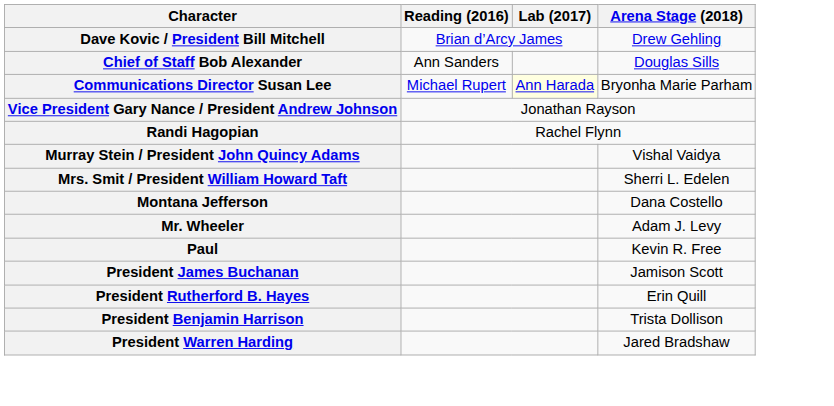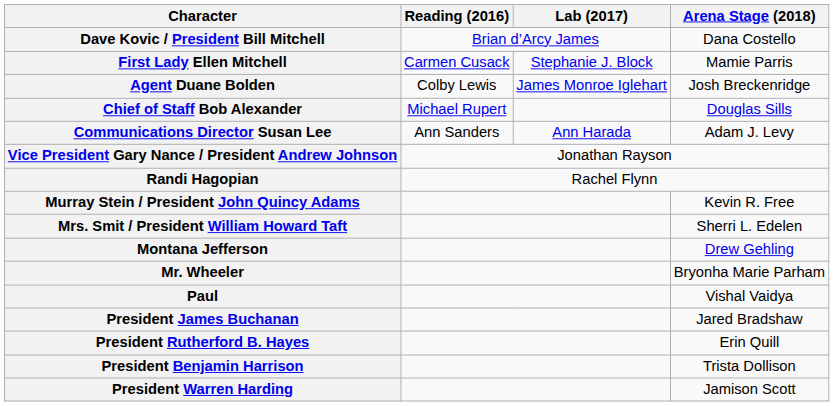(677, 39) Drew Gehling -> (749, 39) Dana Costello
+ row: (203, 62)
+ row: (203, 86)
(456, 62) Ann Sanders -> (457, 109) Michael Rupert
(456, 86) Michael Rupert -> (457, 132) Ann Sanders
(555, 86) lightyellow background -> (592, 132) no background
(677, 86) Bryonha Marie Parham -> (749, 132) Adam J. Levy
(677, 156) Vishal Vaidya -> (749, 202) Kevin R. Free
(677, 202) Dana Costello -> (749, 249) Drew Gehling
(677, 226) Adam J. Levy -> (749, 272) Bryonha Marie Parham
(677, 249) Kevin R. Free -> (749, 296) Vishal Vaidya
(677, 272) Jamison Scott -> (749, 319) Jared Bradshaw
(677, 343) Jared Bradshaw -> (749, 389) Jamison Scott
